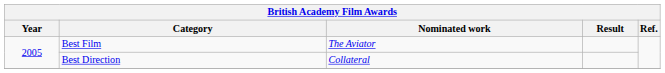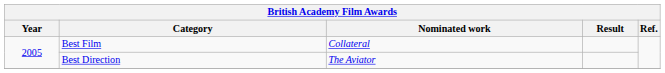(352, 44) The Aviator -> (349, 44) Collateral
(349, 60) Collateral -> (352, 60) The Aviator
